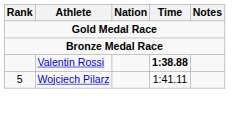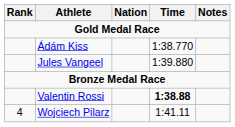+ row: (63, 46)
+ row: (70, 63)
(20, 79) 5 -> (20, 113) 4
